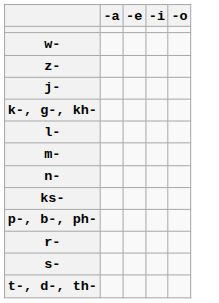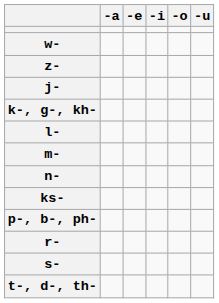+ column: (202, 16)
